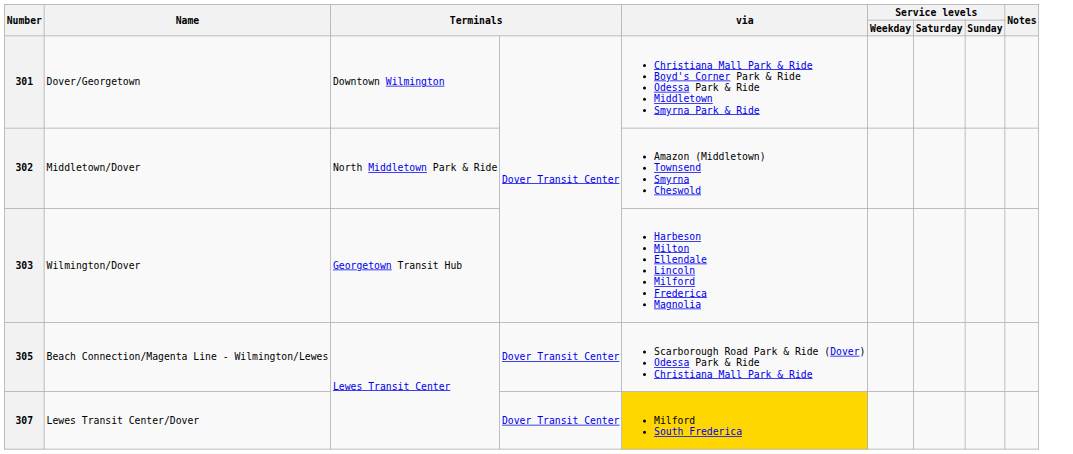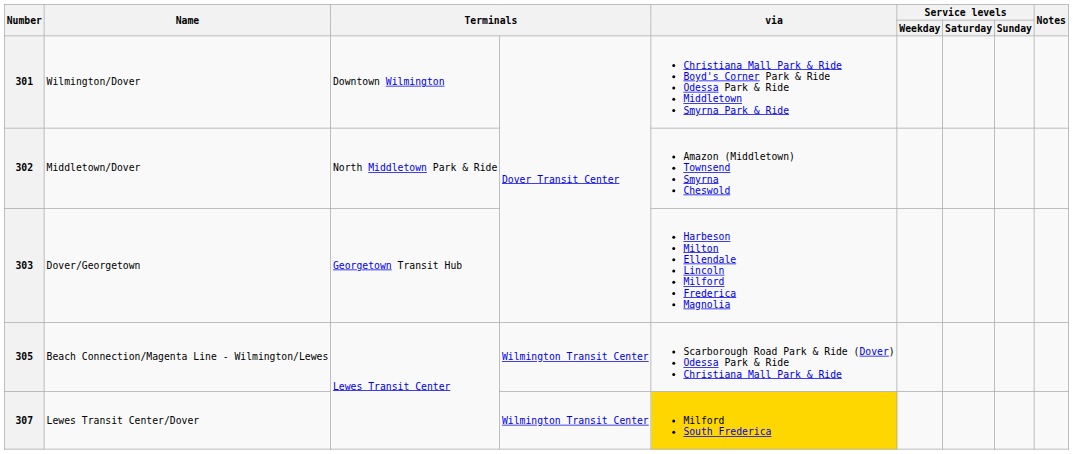(94, 82) Dover/Georgetown -> (94, 82) Wilmington/Dover
(94, 265) Wilmington/Dover -> (94, 265) Dover/Georgetown
(561, 357) Dover Transit Center -> (575, 357) Wilmington Transit Center
(561, 420) Dover Transit Center -> (575, 420) Wilmington Transit Center
